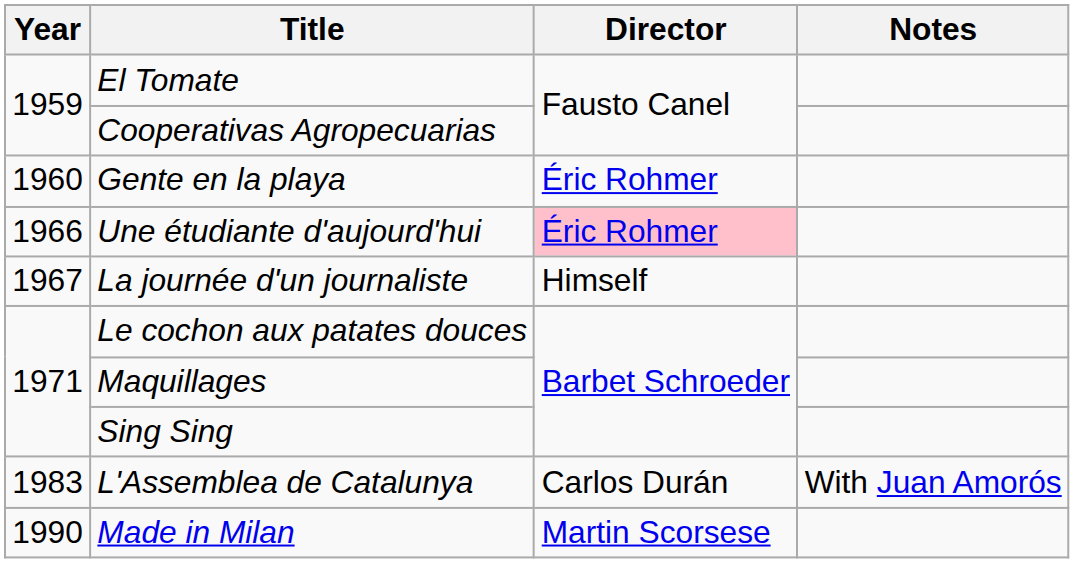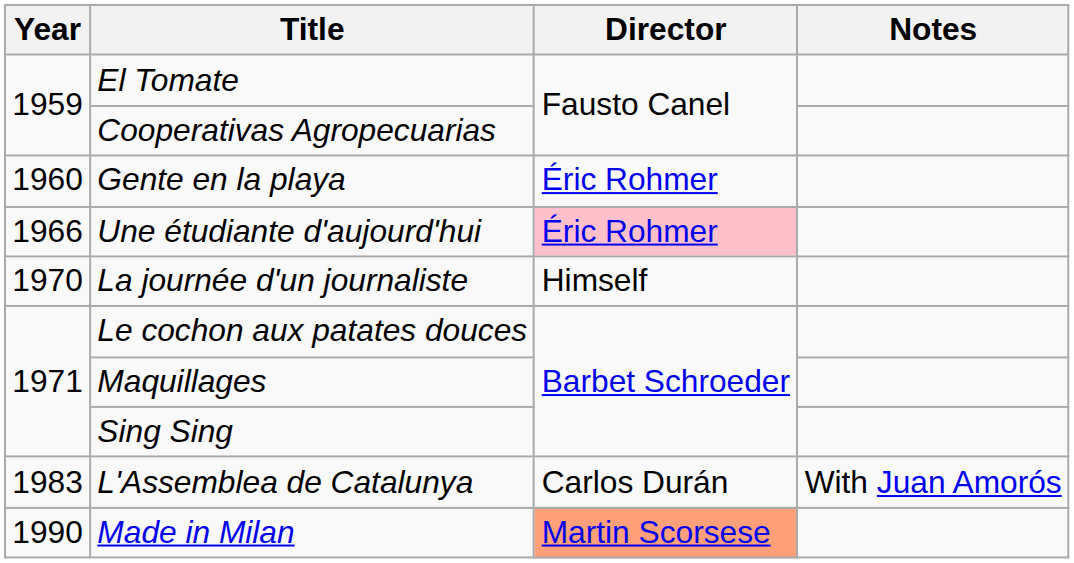(48, 280) 1967 -> (48, 280) 1970
(656, 532) no background -> (656, 532) lightsalmon background
